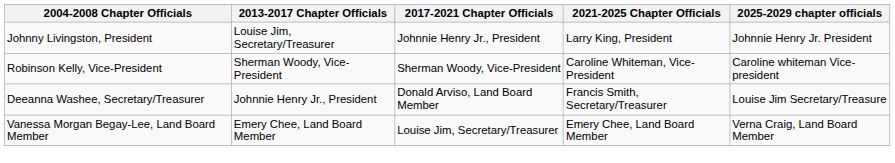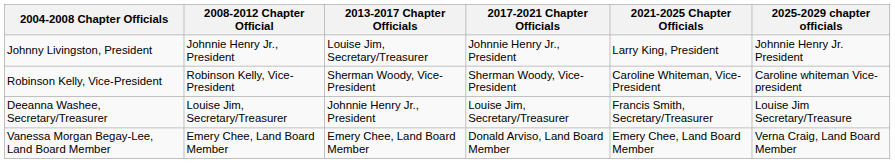+ column: (254, 19)
(465, 99) Donald Arviso, Land Board Member -> (518, 112) Louise Jim, Secretary/Treasurer
(478, 130) Louise Jim, Secretary/Treasurer -> (536, 143) Donald Arviso, Land Board Member
